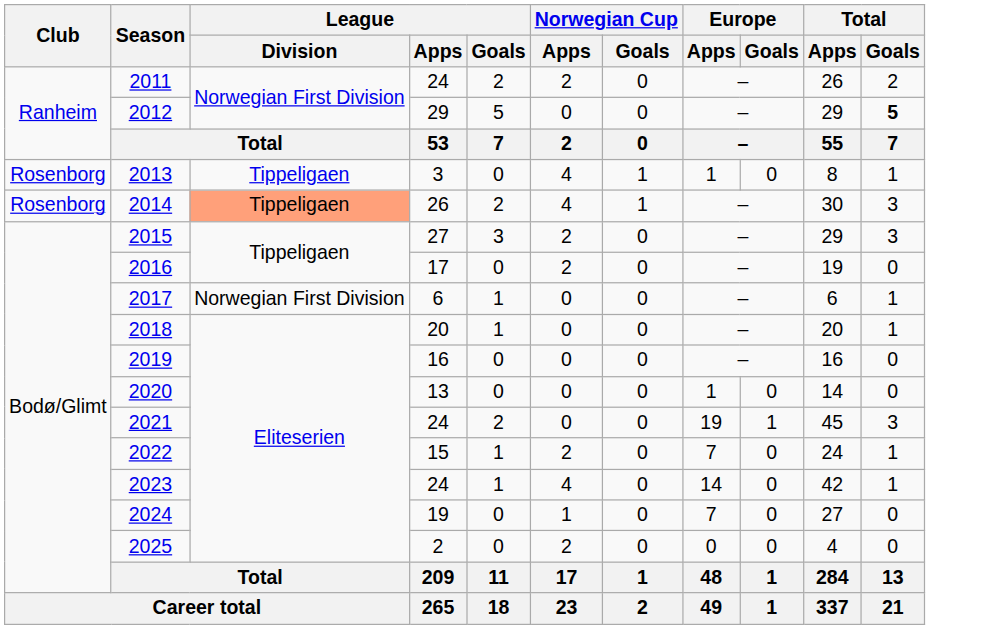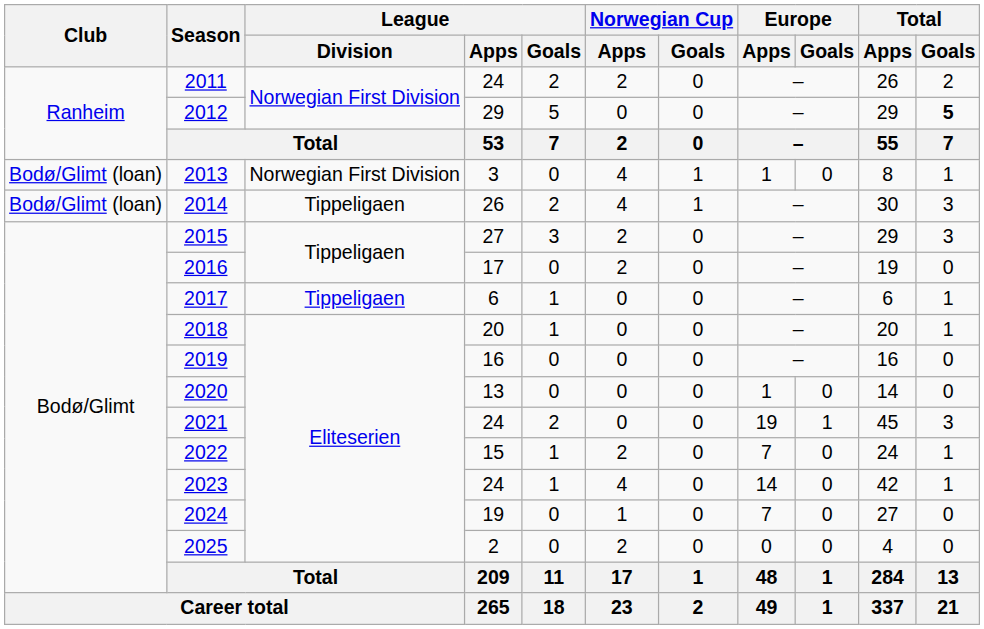(58, 174) Rosenborg -> (86, 174) Bodø/Glimt (loan)
(299, 174) Tippeligaen -> (355, 174) Norwegian First Division
(58, 205) Rosenborg -> (86, 205) Bodø/Glimt (loan)
(299, 205) lightsalmon background -> (355, 205) no background
(299, 298) Norwegian First Division -> (355, 298) Tippeligaen
